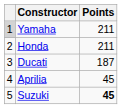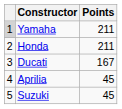(106, 63) 187 -> (106, 63) 167
(109, 96) bold -> (109, 96) normal
